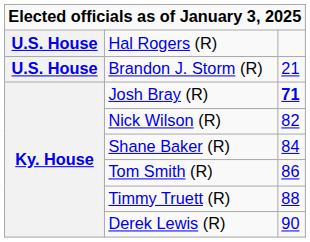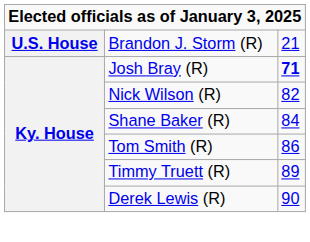- row: (163, 43)
(290, 198) 88 -> (290, 172) 89
